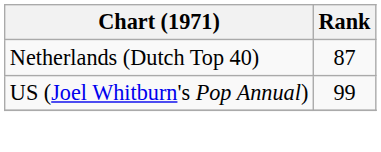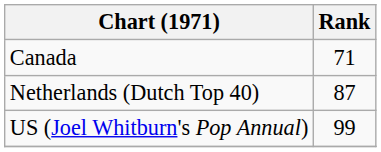+ row: (43, 57)
